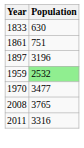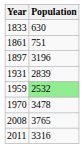+ row: (17, 74)
(41, 89) 3477 -> (41, 105) 3478
